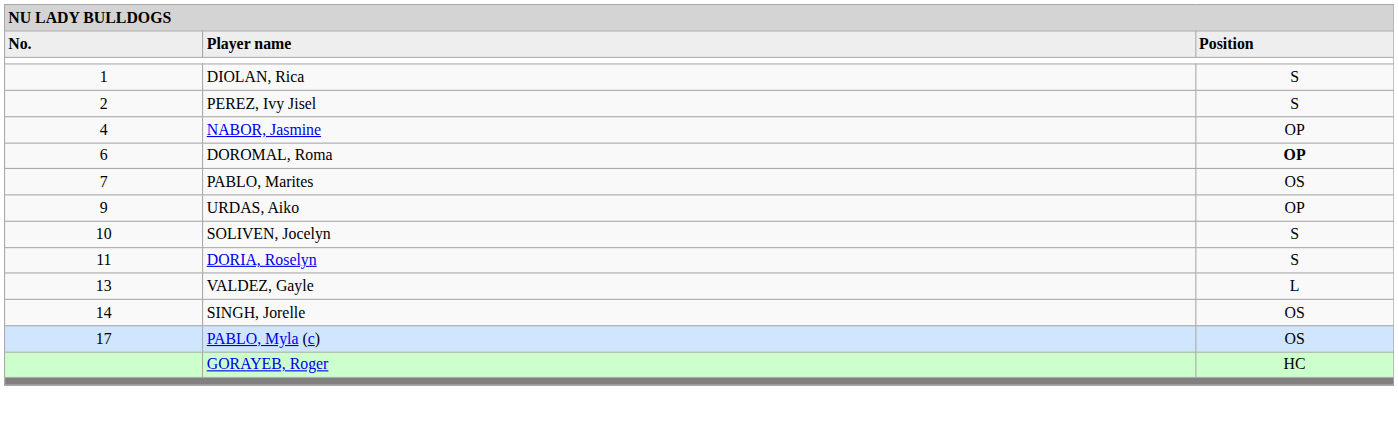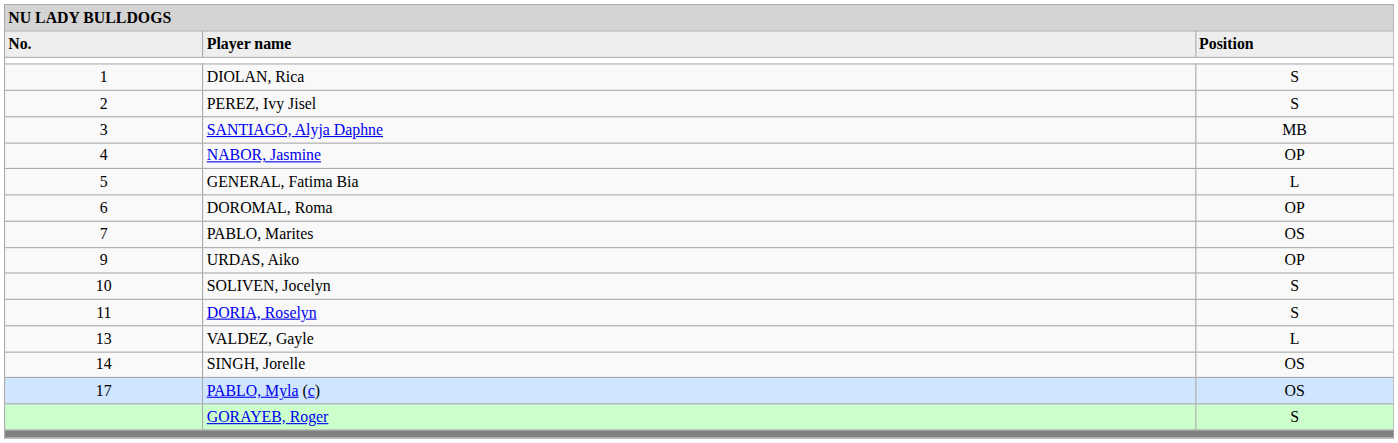+ row: (104, 129)
+ row: (104, 182)
(1295, 156) bold -> (1295, 208) normal
(1295, 365) HC -> (1295, 417) S
